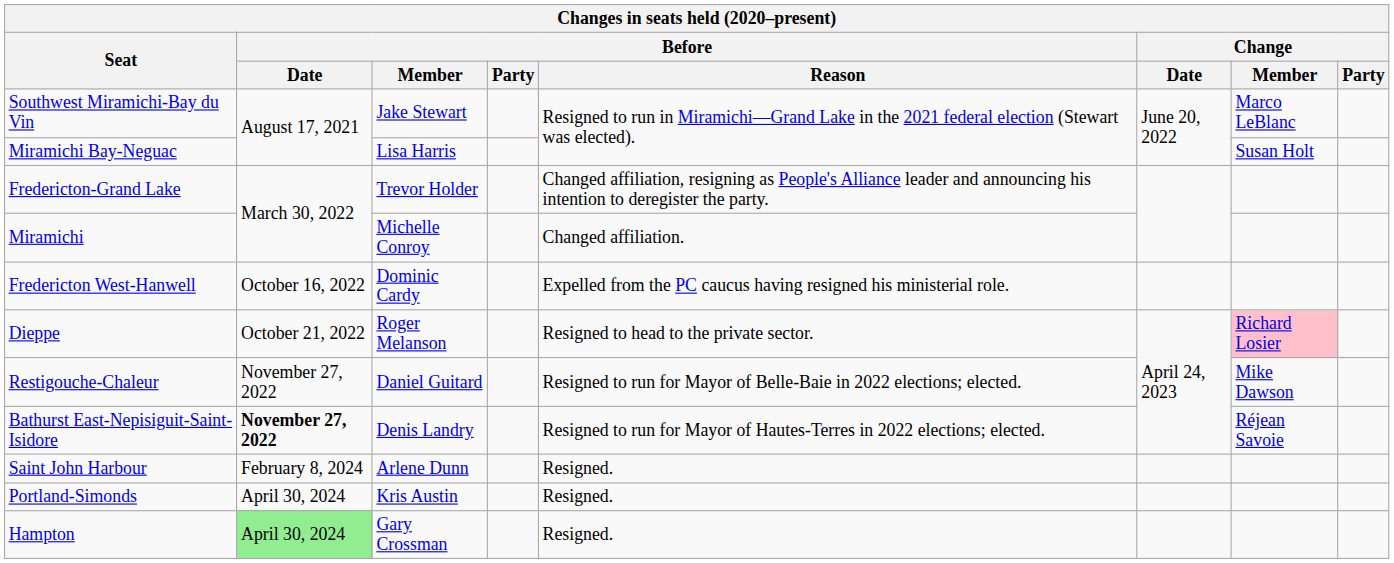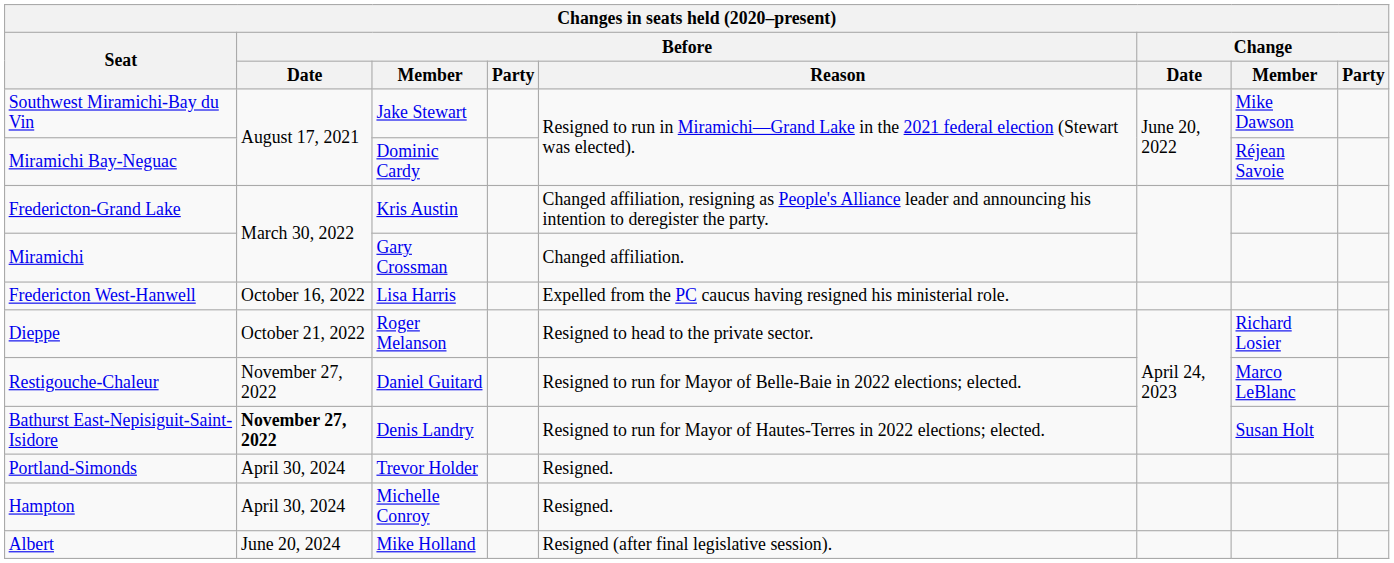(1266, 113) Marco LeBlanc -> (1265, 113) Mike Dawson
(416, 151) Lisa Harris -> (408, 161) Dominic Cardy
(1275, 151) Susan Holt -> (1260, 161) Réjean Savoie
(427, 189) Trevor Holder -> (417, 209) Kris Austin
(408, 237) Michelle Conroy -> (412, 257) Gary Crossman
(408, 285) Dominic Cardy -> (416, 295) Lisa Harris
(1264, 333) pink background -> (1264, 333) no background
(1265, 381) Mike Dawson -> (1266, 381) Marco LeBlanc
(1260, 430) Réjean Savoie -> (1275, 430) Susan Holt
- row: (78, 468)
(417, 496) Kris Austin -> (427, 468) Trevor Holder
(293, 534) lightgreen background -> (293, 506) no background
(412, 534) Gary Crossman -> (408, 506) Michelle Conroy
+ row: (31, 544)
